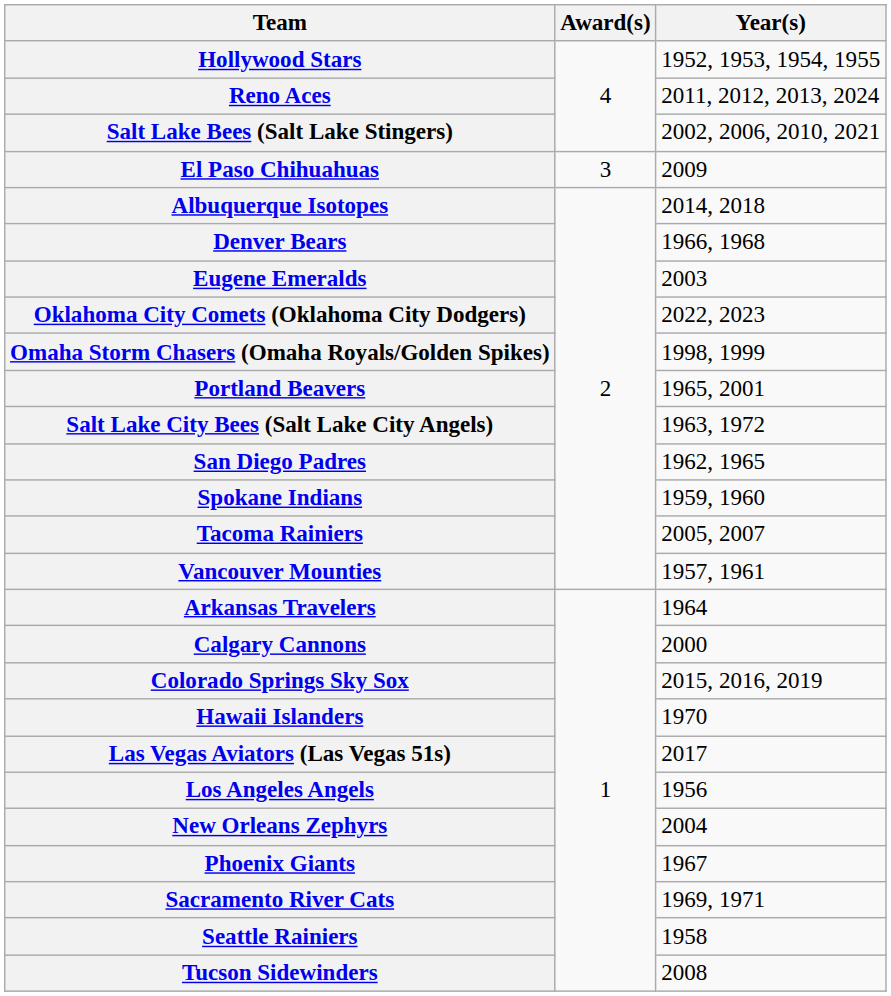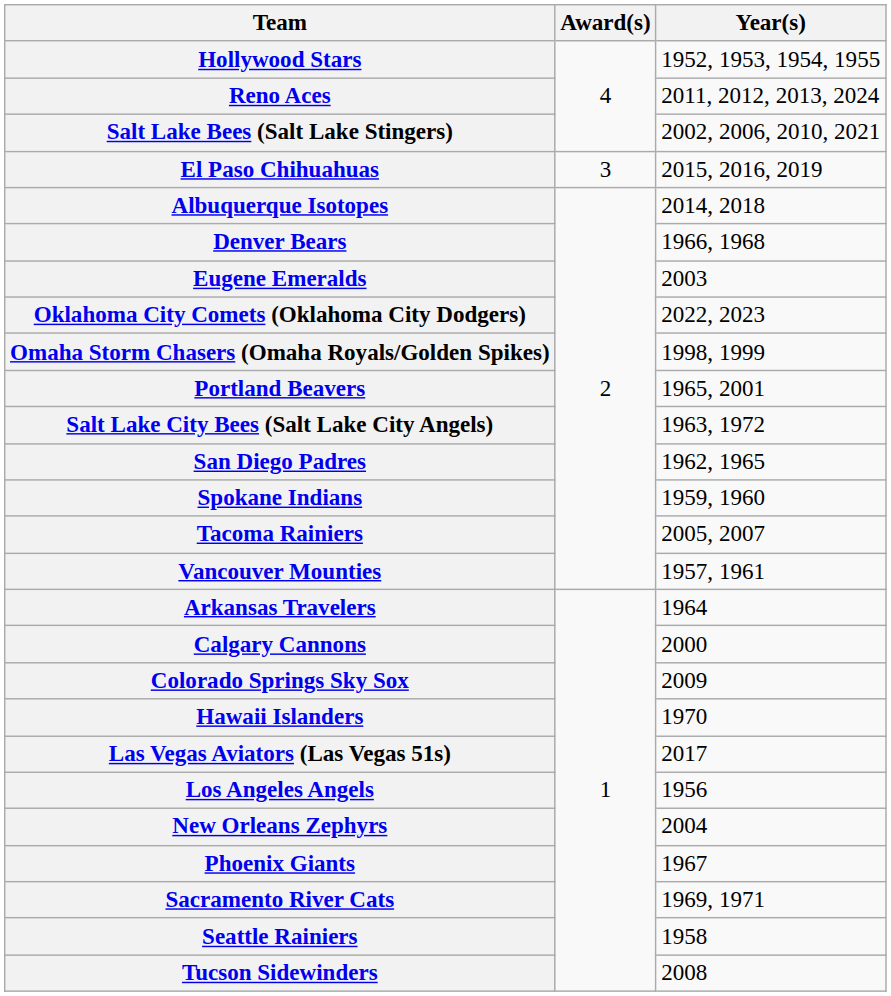(684, 168) 2009 -> (742, 168) 2015, 2016, 2019
(742, 680) 2015, 2016, 2019 -> (684, 680) 2009
